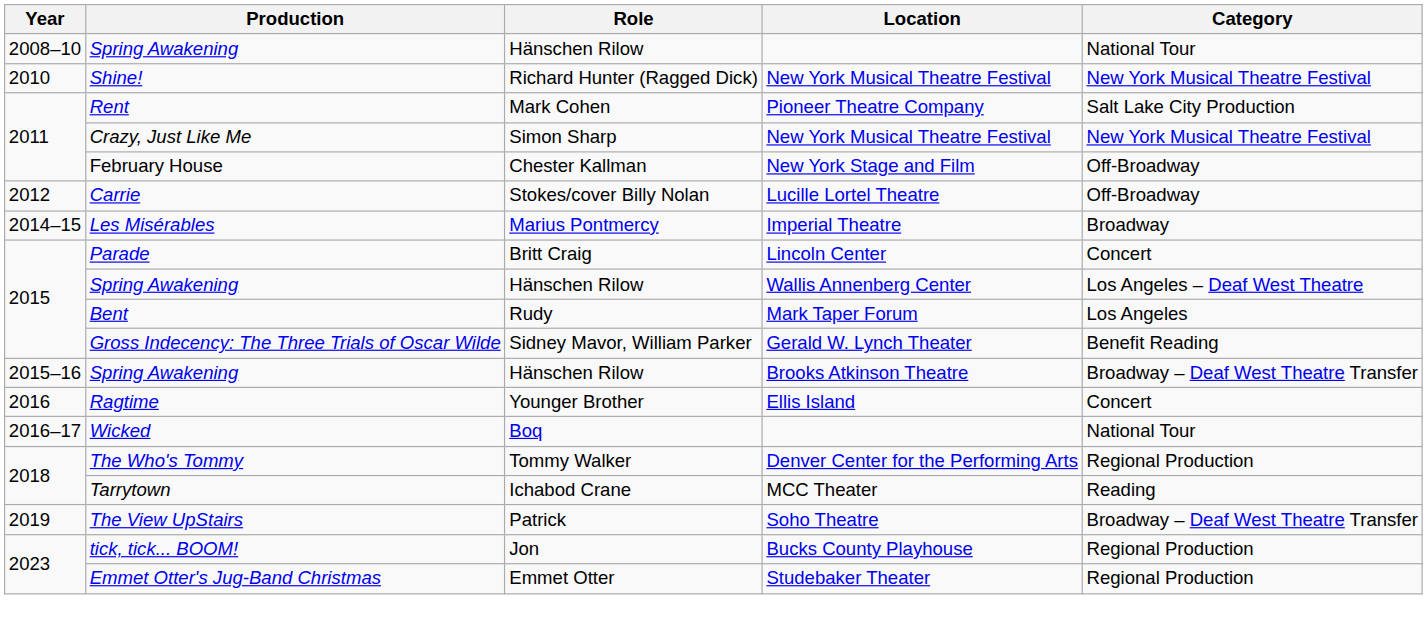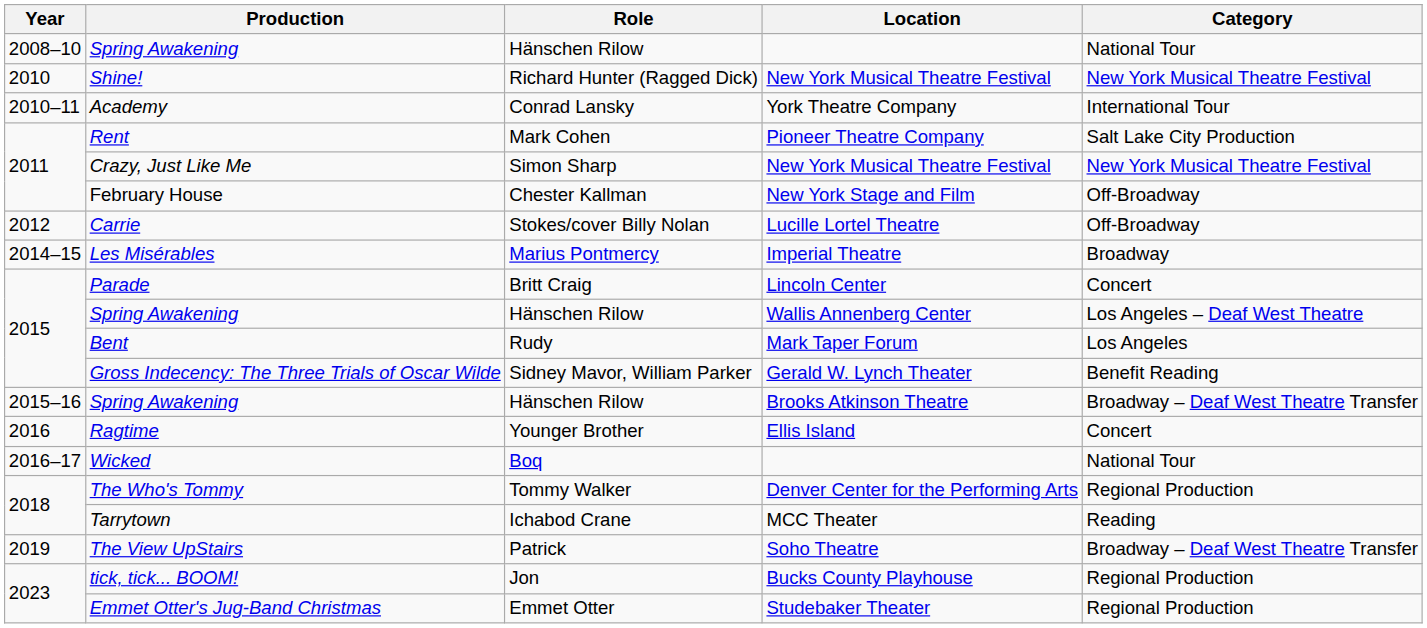+ row: (128, 107)
